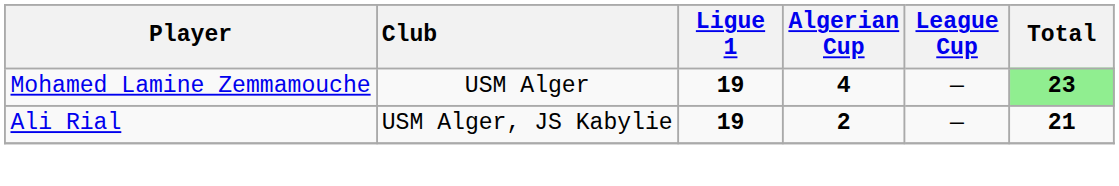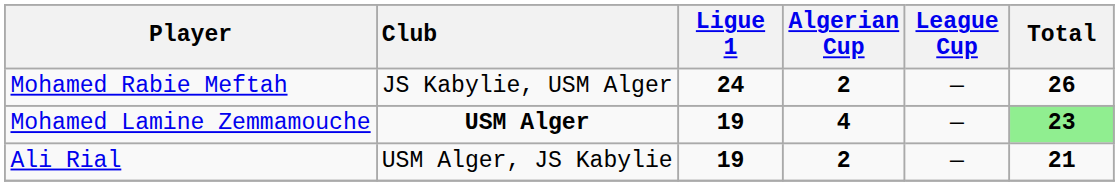+ row: (149, 87)
(527, 87) normal -> (527, 125) bold
